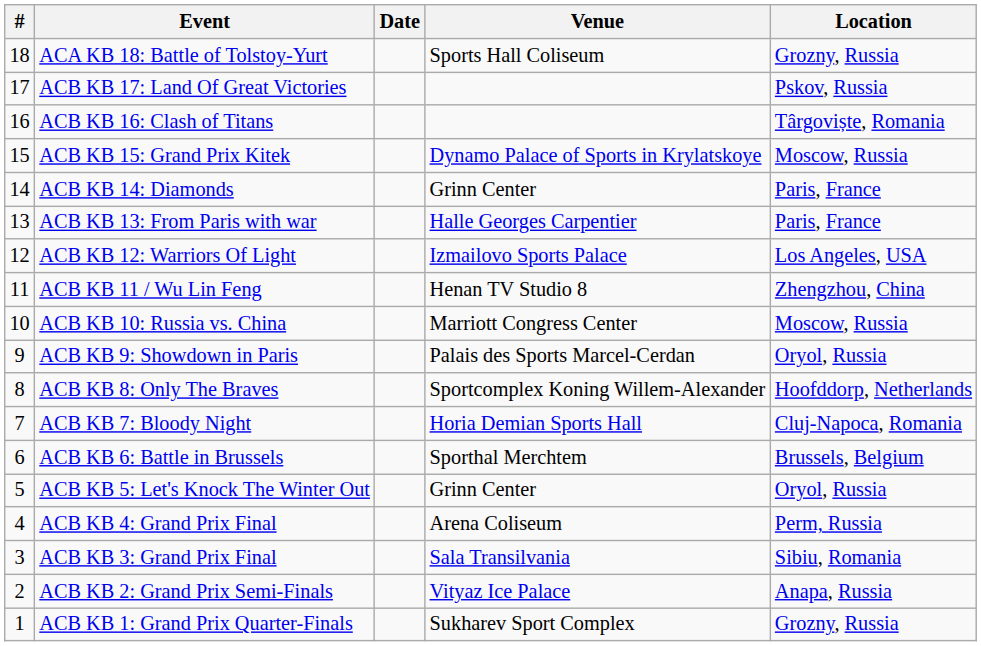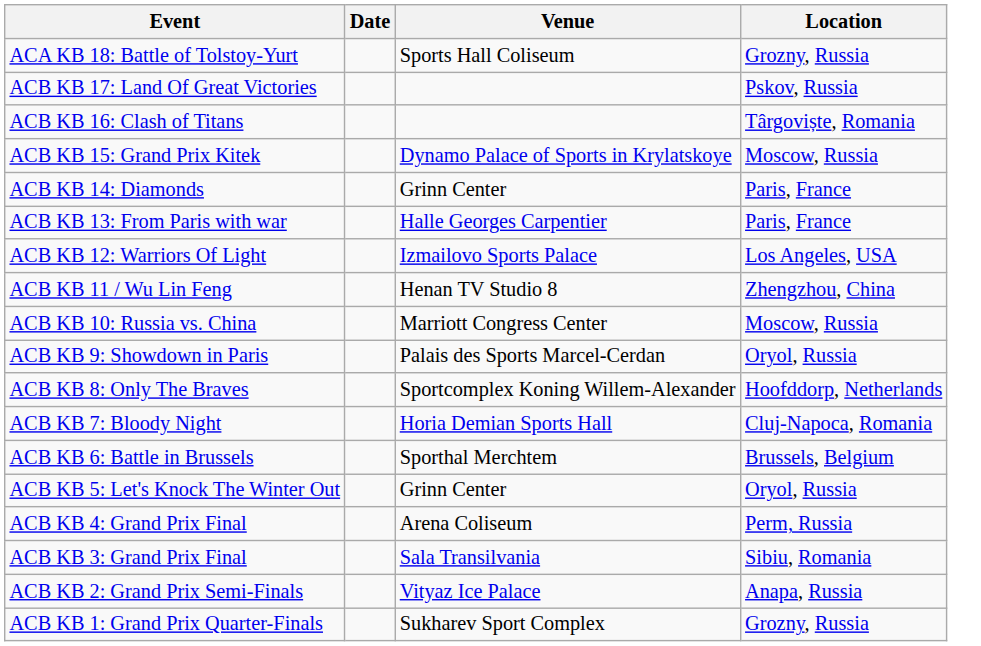- column: (20, 21)
